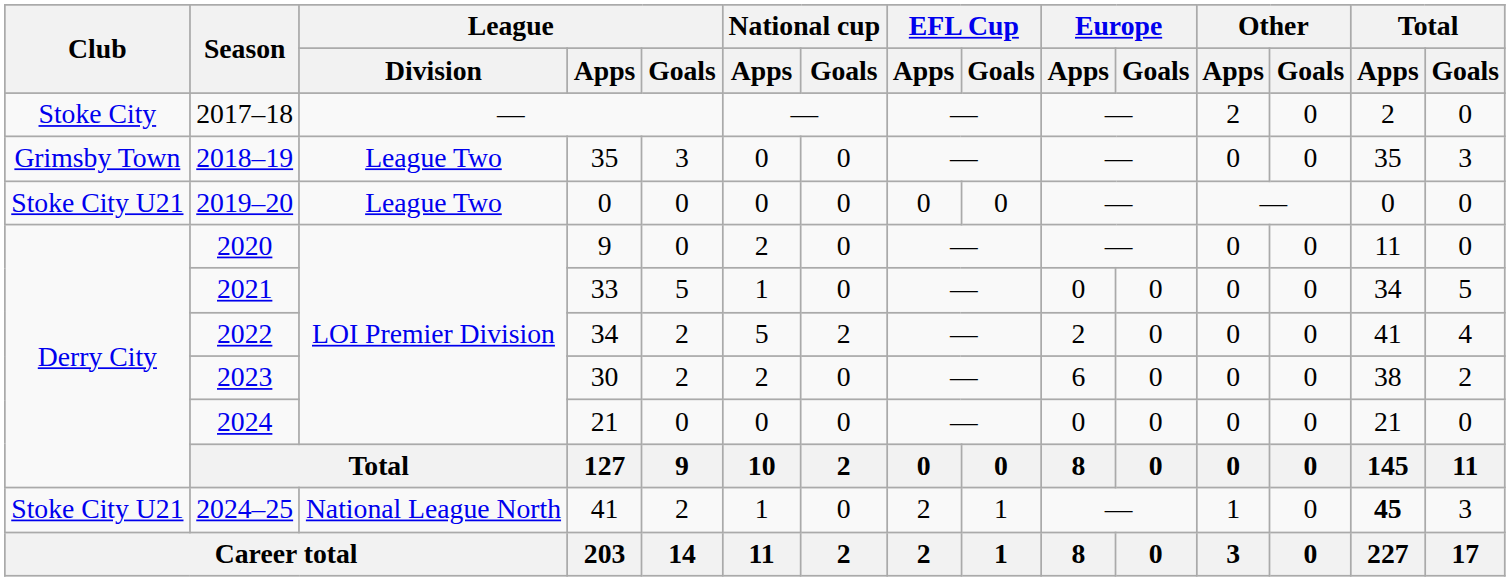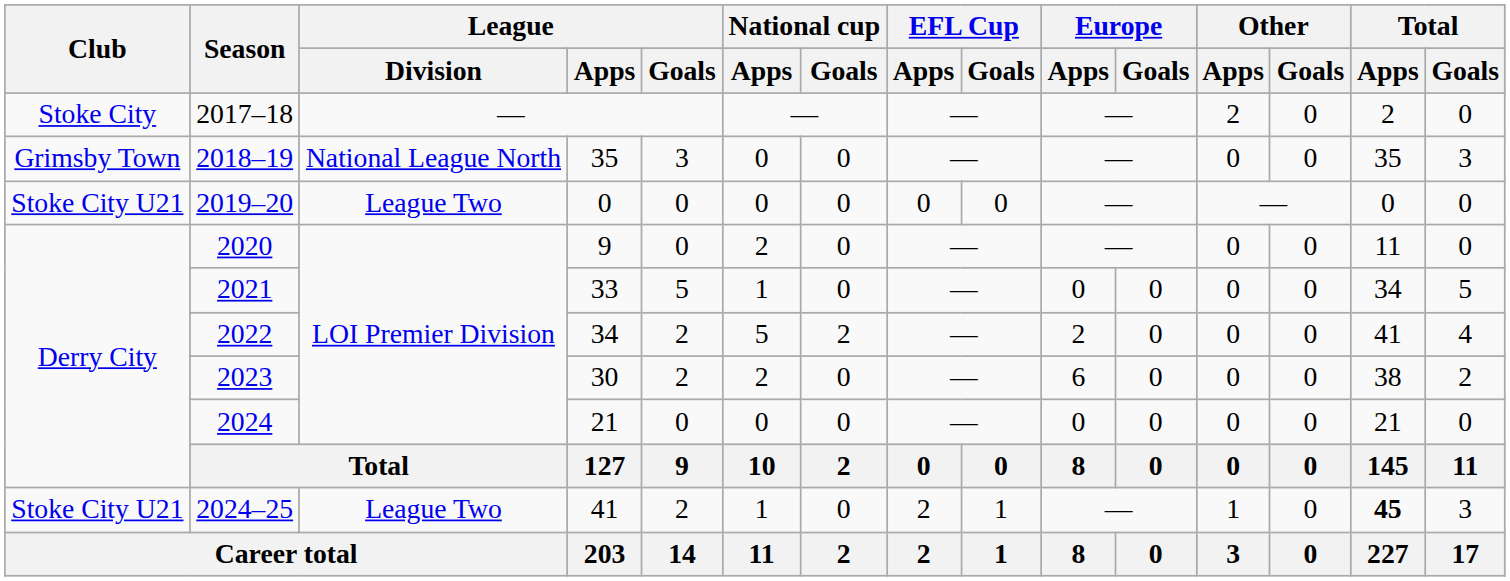(433, 158) League Two -> (433, 158) National League North
(433, 509) National League North -> (433, 509) League Two
